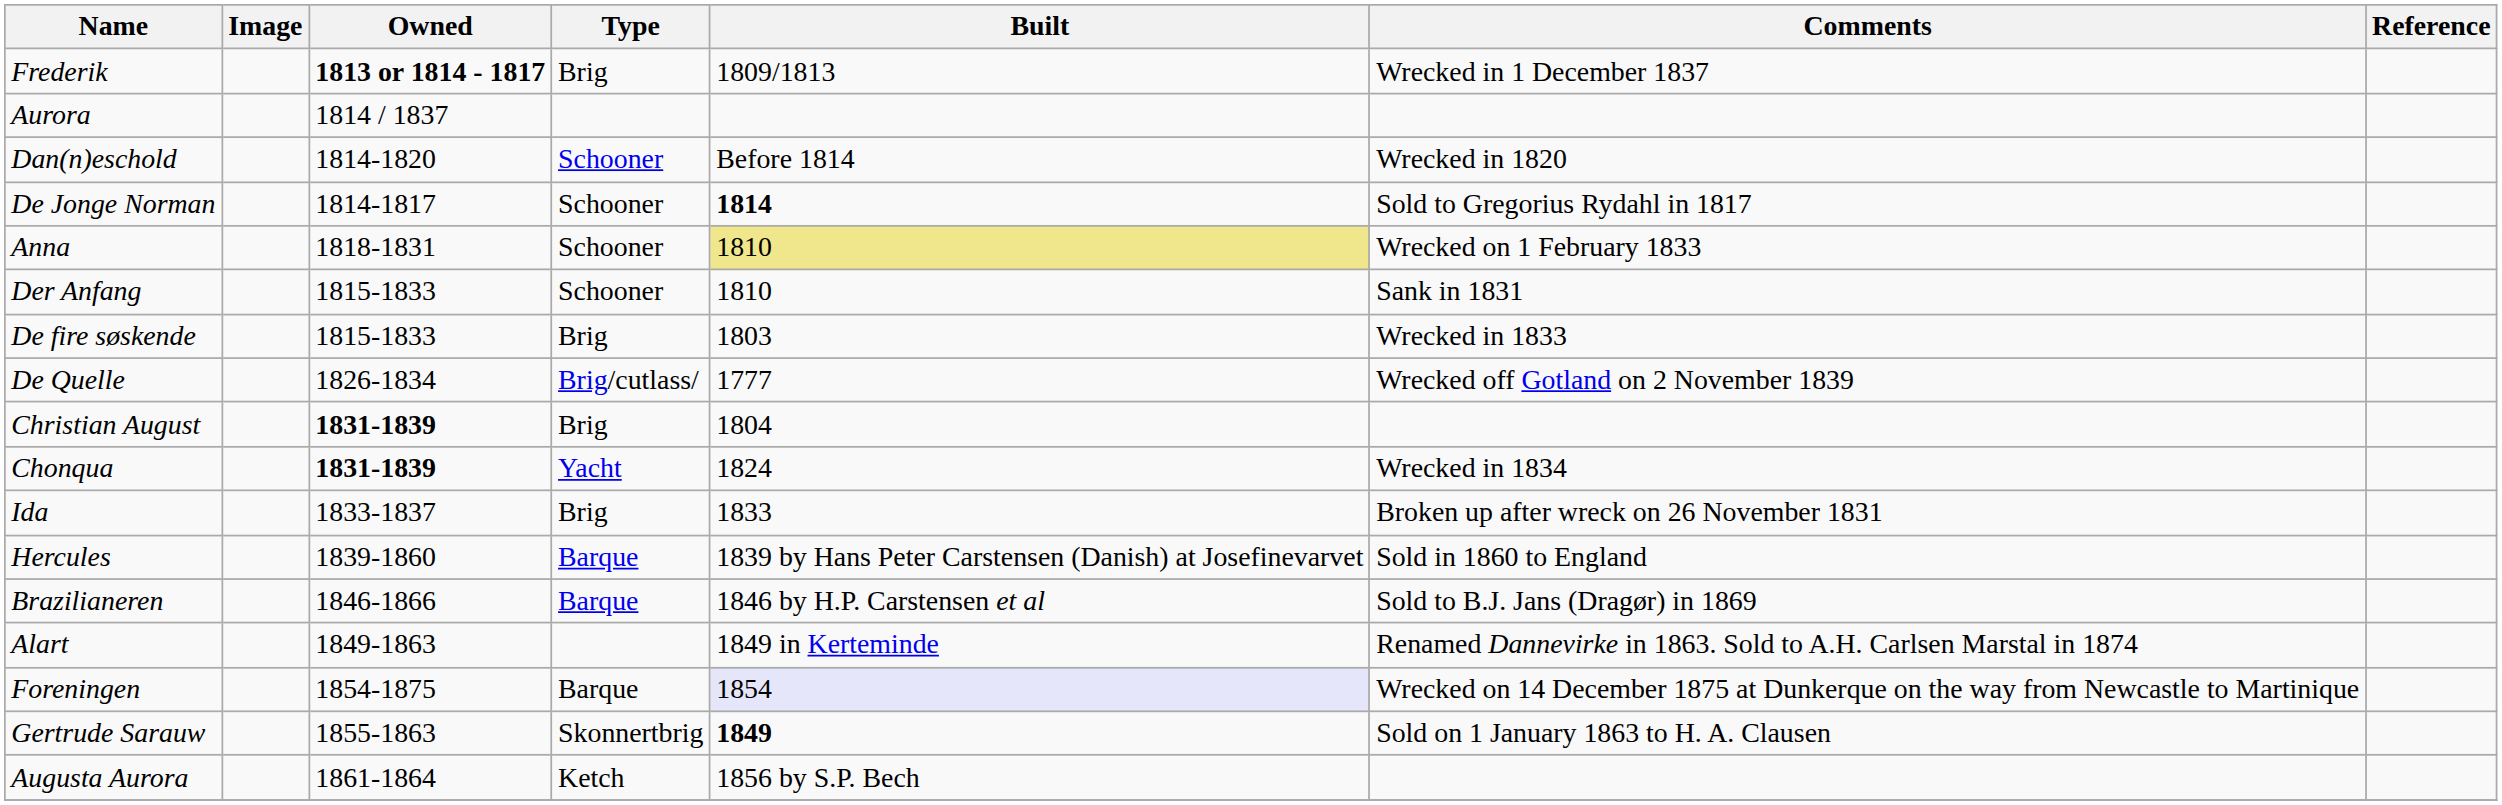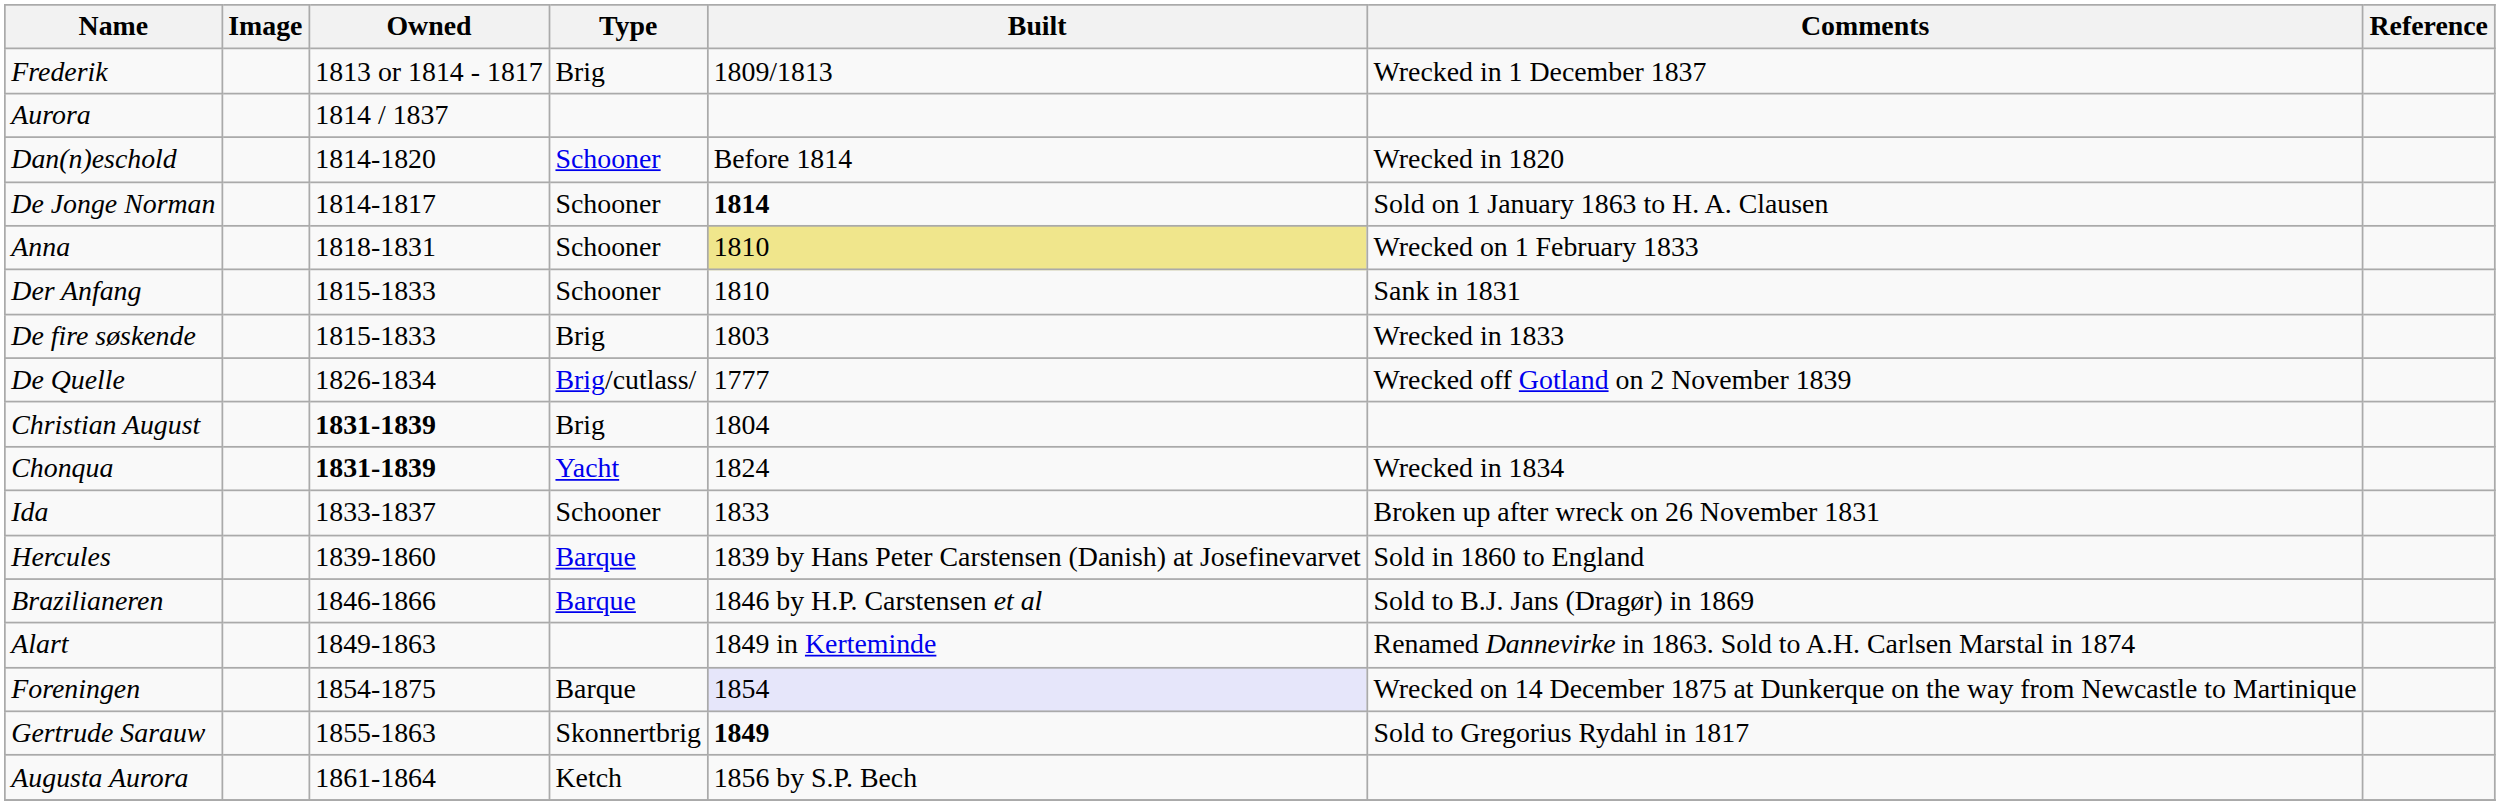(430, 70) bold -> (429, 70) normal
(1564, 203) Sold to Gregorius Rydahl in 1817 -> (1601, 203) Sold on 1 January 1863 to H. A. Clausen
(583, 512) Brig -> (608, 512) Schooner
(1604, 733) Sold on 1 January 1863 to H. A. Clausen -> (1561, 733) Sold to Gregorius Rydahl in 1817
